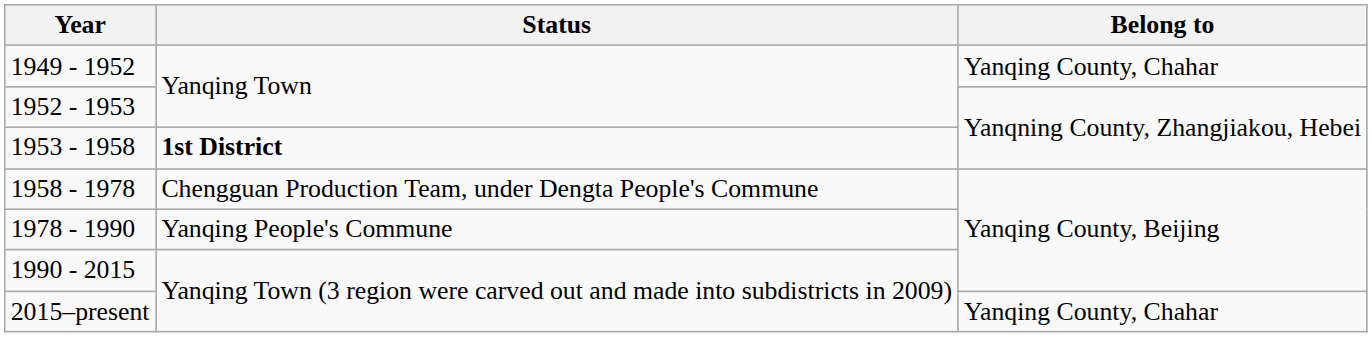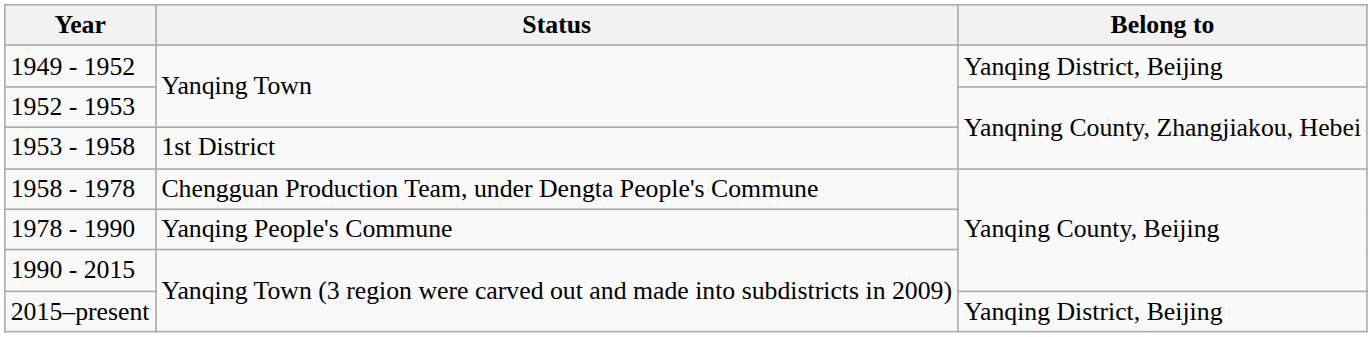(1091, 65) Yanqing County, Chahar -> (1093, 65) Yanqing District, Beijing
(222, 147) bold -> (218, 147) normal
(1091, 310) Yanqing County, Chahar -> (1093, 310) Yanqing District, Beijing
